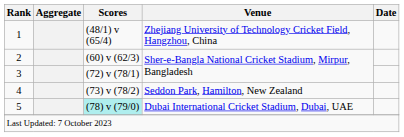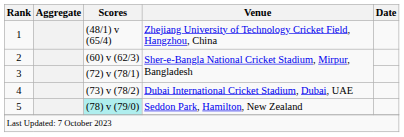(223, 90) Seddon Park, Hamilton, New Zealand -> (249, 90) Dubai International Cricket Stadium, Dubai, UAE
(249, 106) Dubai International Cricket Stadium, Dubai, UAE -> (223, 106) Seddon Park, Hamilton, New Zealand
